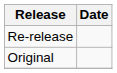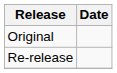rows swapped: (31, 57) <-> (40, 36)
